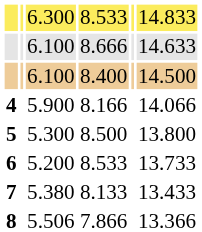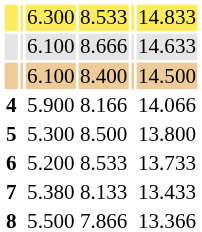(51, 220) 5.506 -> (51, 220) 5.500
